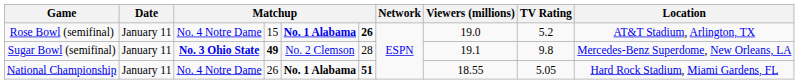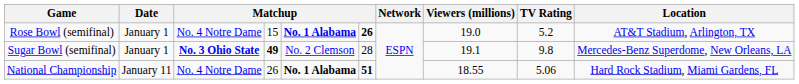(147, 31) January 11 -> (147, 31) January 1
(147, 50) January 11 -> (147, 50) January 1
(546, 69) 5.05 -> (546, 69) 5.06
